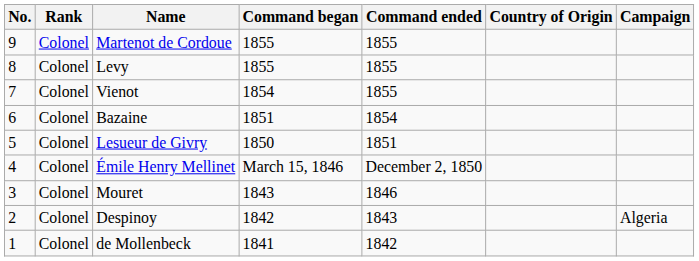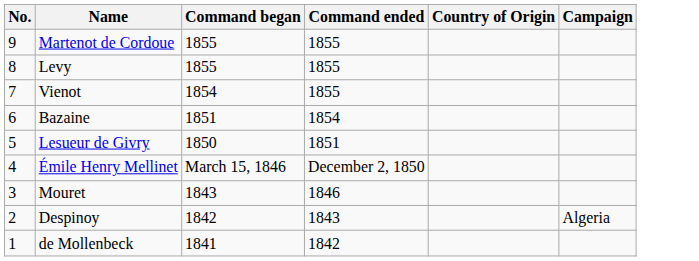- column: (64, 17)
